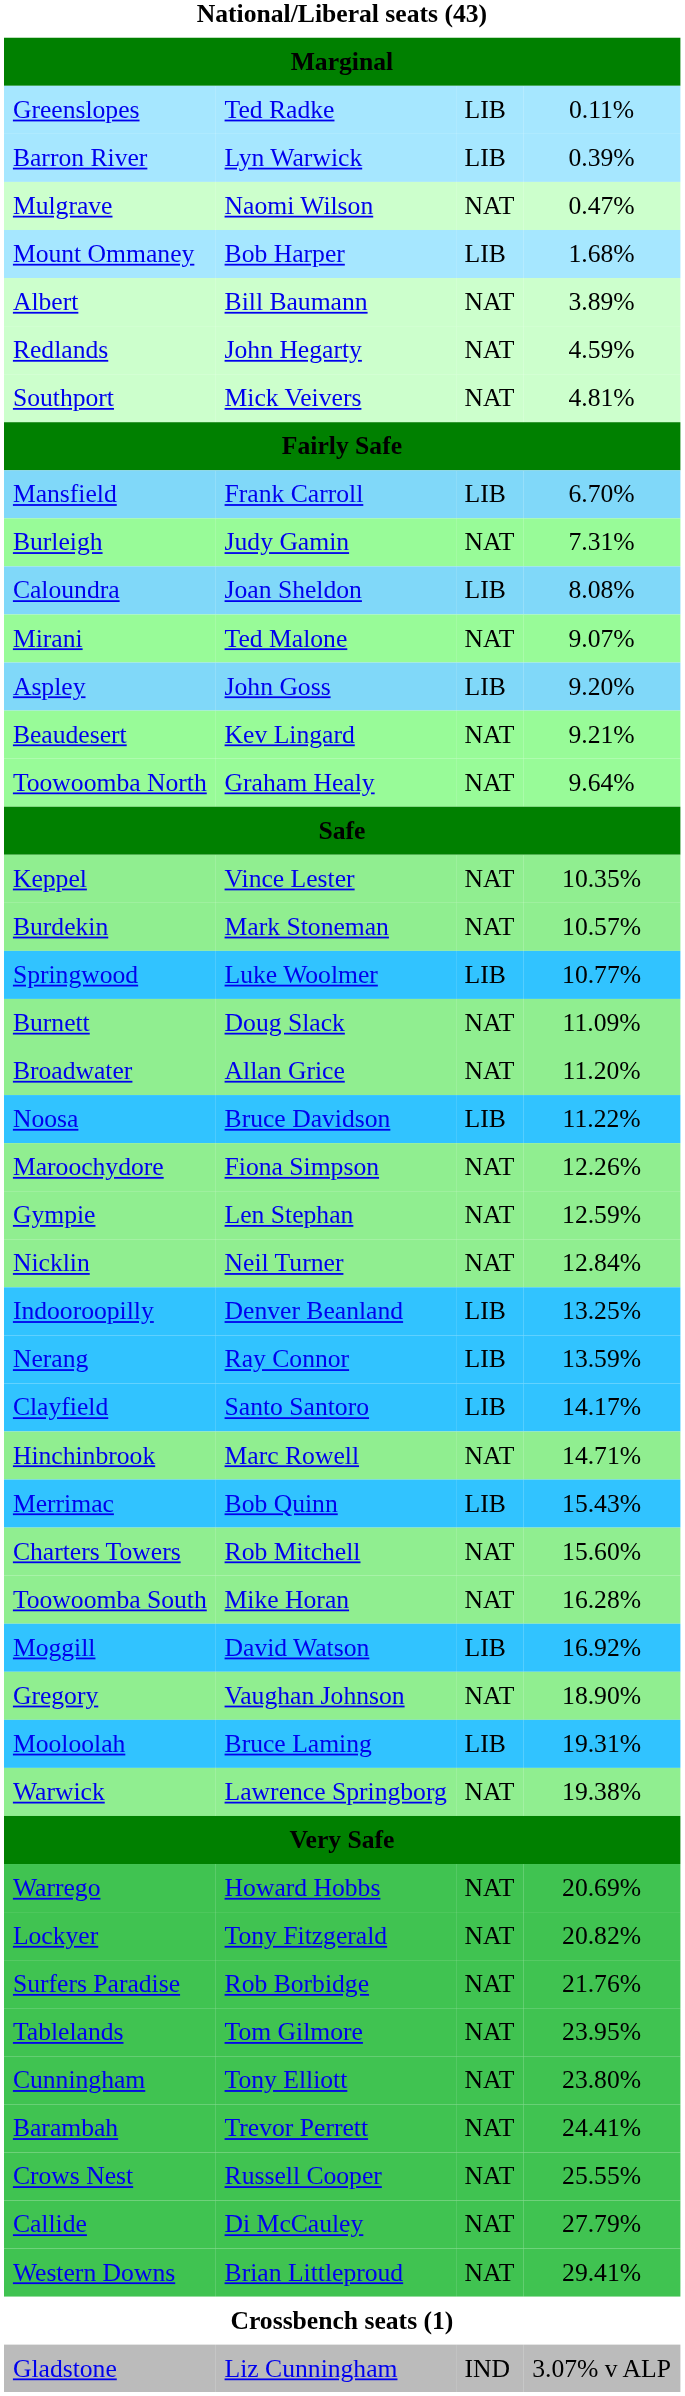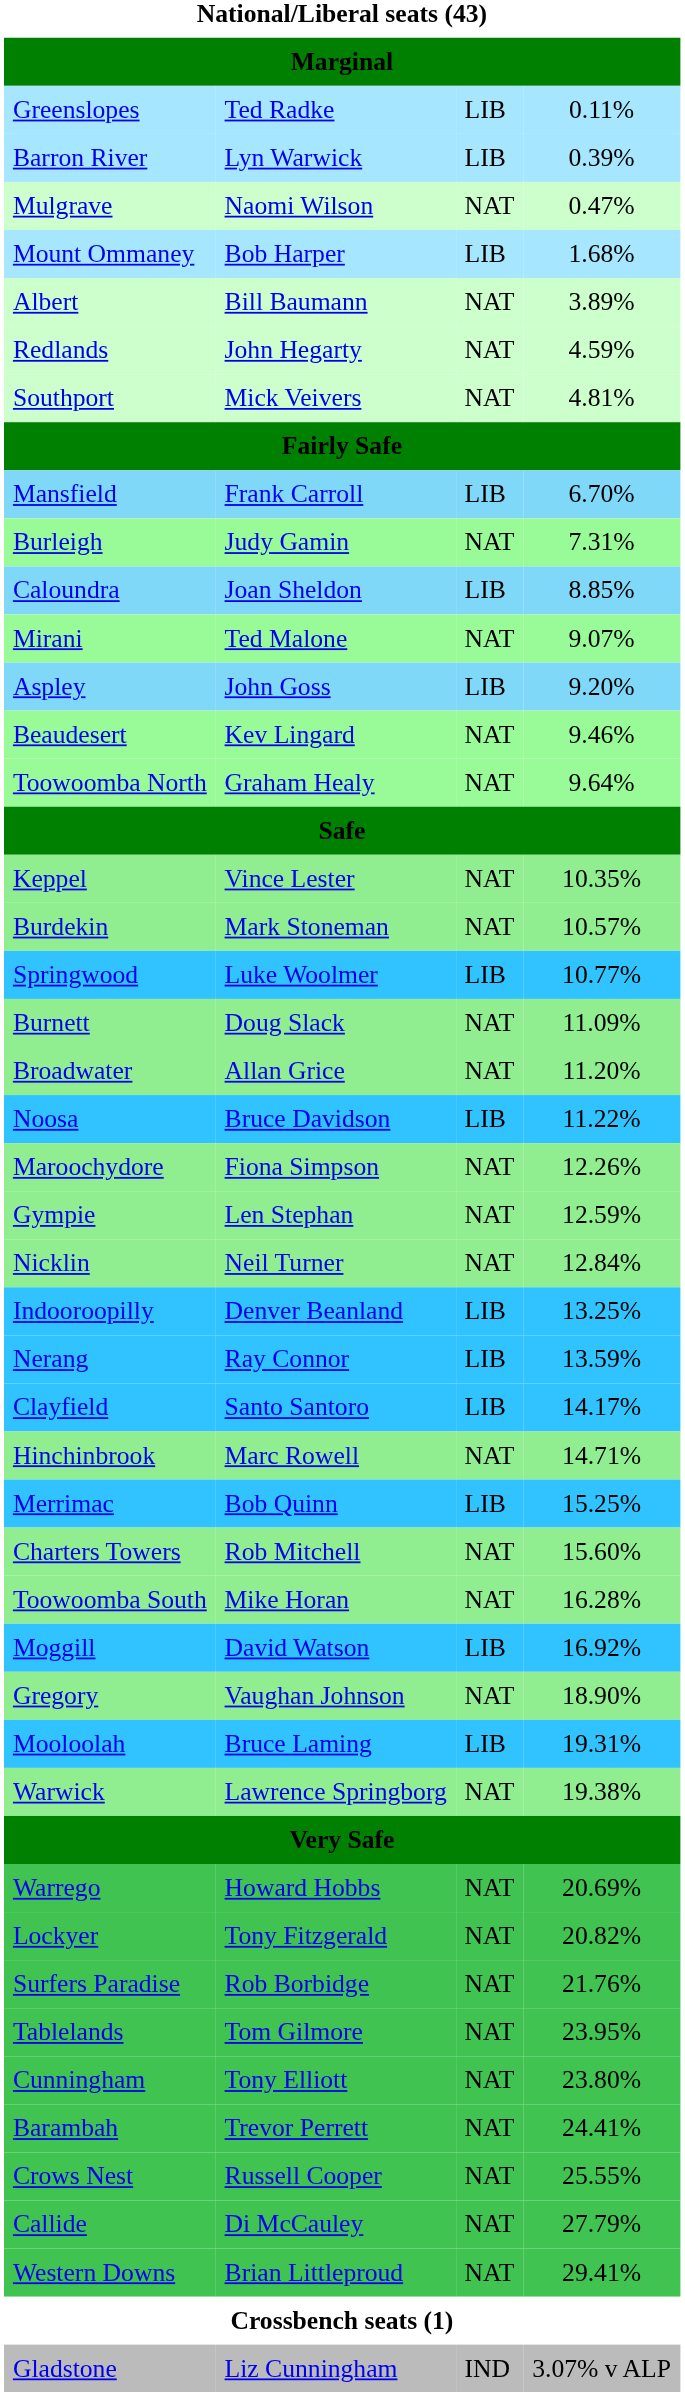(602, 589) 8.08% -> (602, 589) 8.85%
(602, 733) 9.21% -> (602, 733) 9.46%
(602, 1502) 15.43% -> (602, 1502) 15.25%
